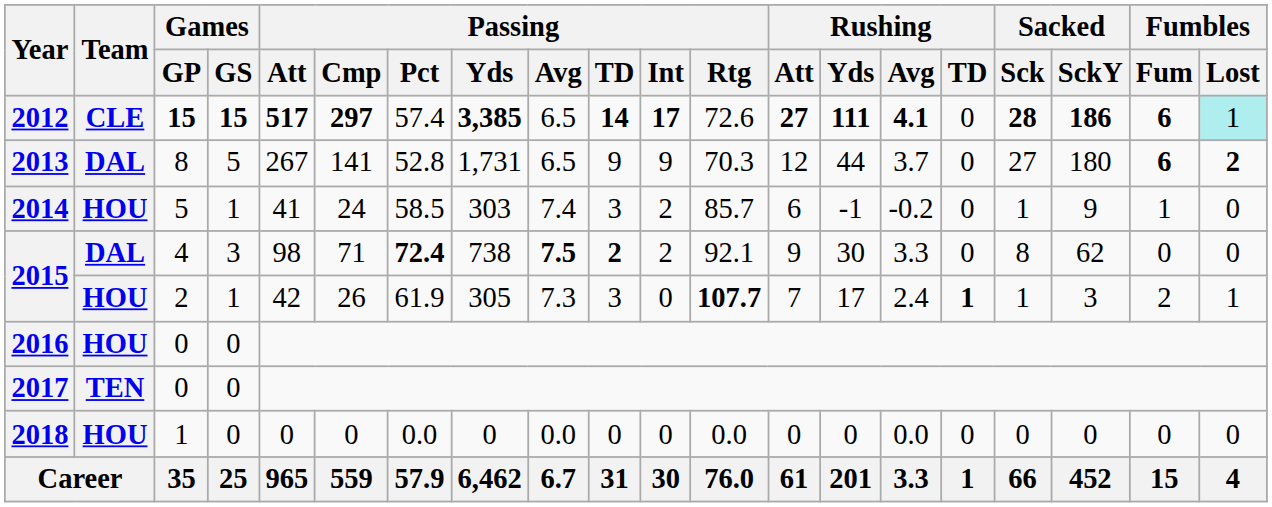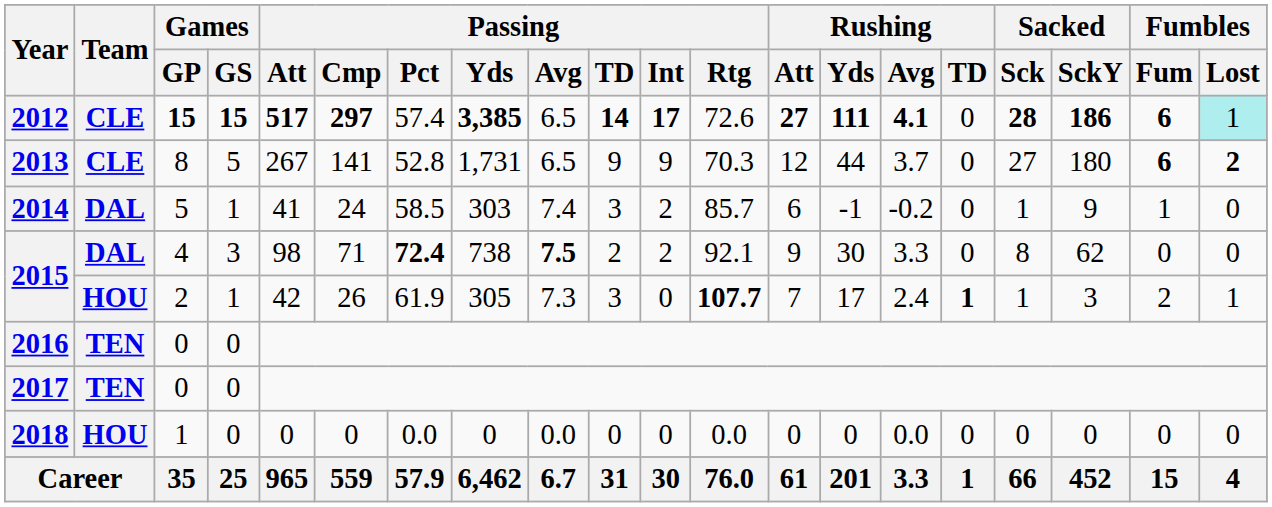(115, 162) DAL -> (115, 162) CLE
(115, 207) HOU -> (115, 207) DAL
(615, 252) bold -> (615, 252) normal
(115, 343) HOU -> (115, 343) TEN
